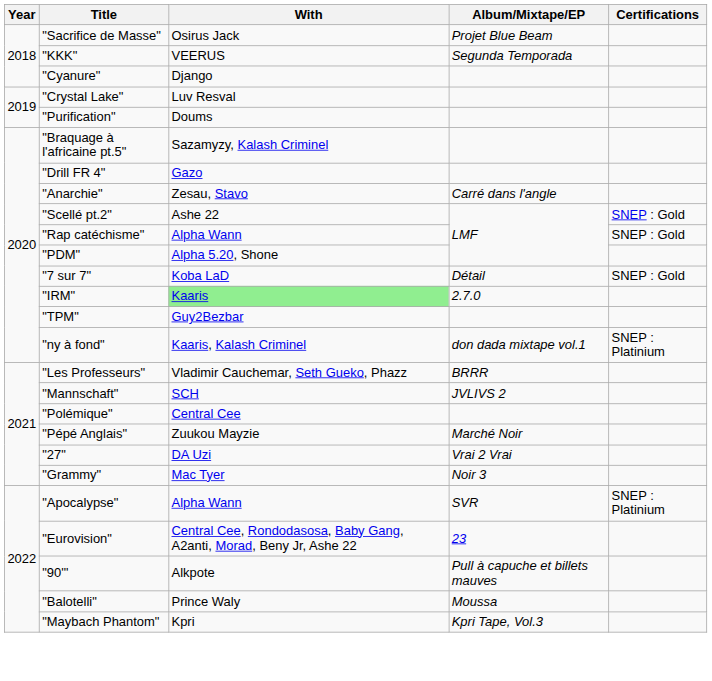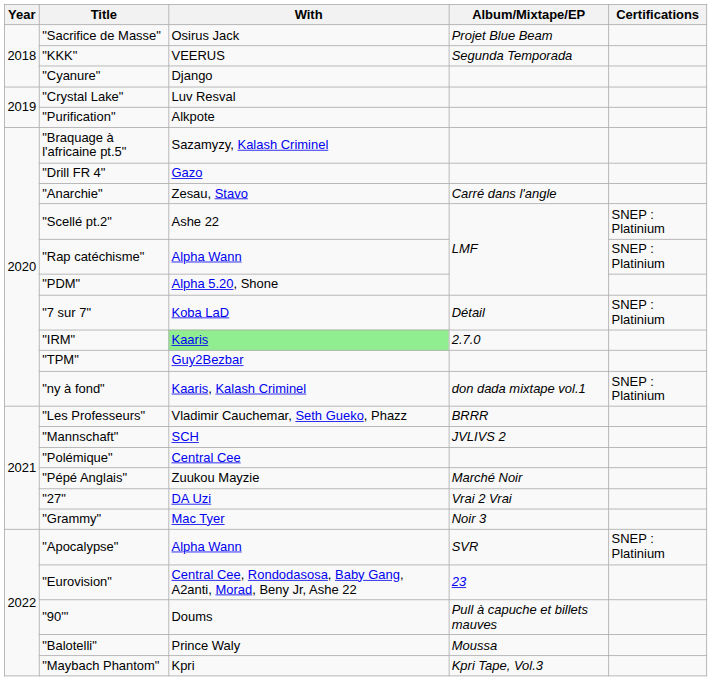(192, 117) Doums -> (193, 117) Alkpote
(648, 214) SNEP : Gold -> (638, 221) SNEP : Platinium
(648, 234) SNEP : Gold -> (638, 256) SNEP : Platinium
(648, 276) SNEP : Gold -> (638, 312) SNEP : Platinium
(193, 573) Alkpote -> (192, 617) Doums
